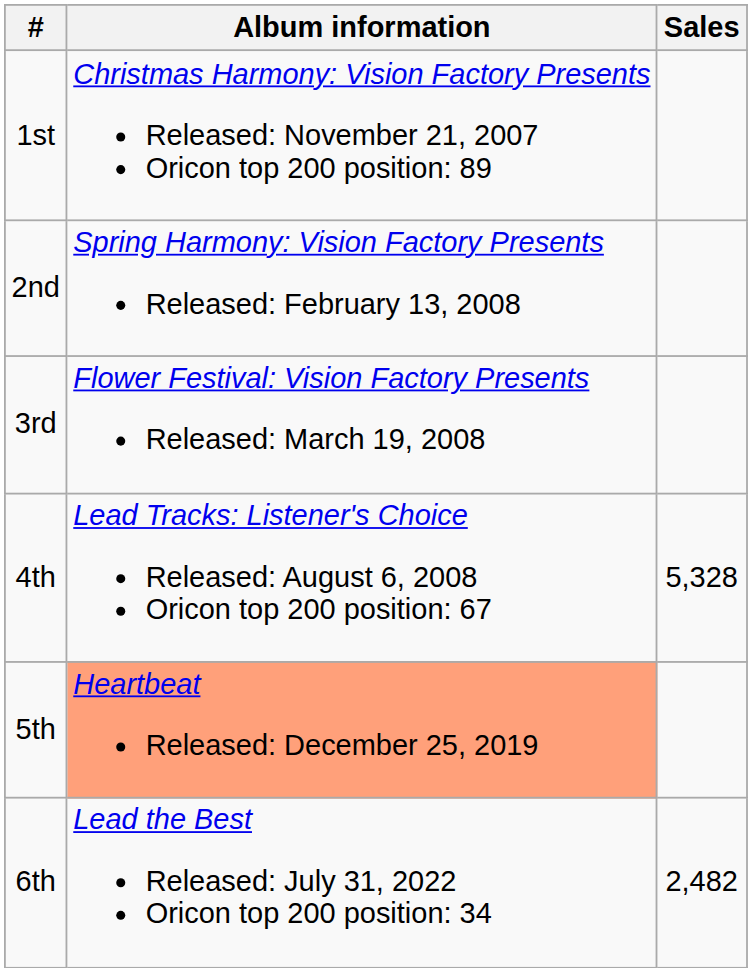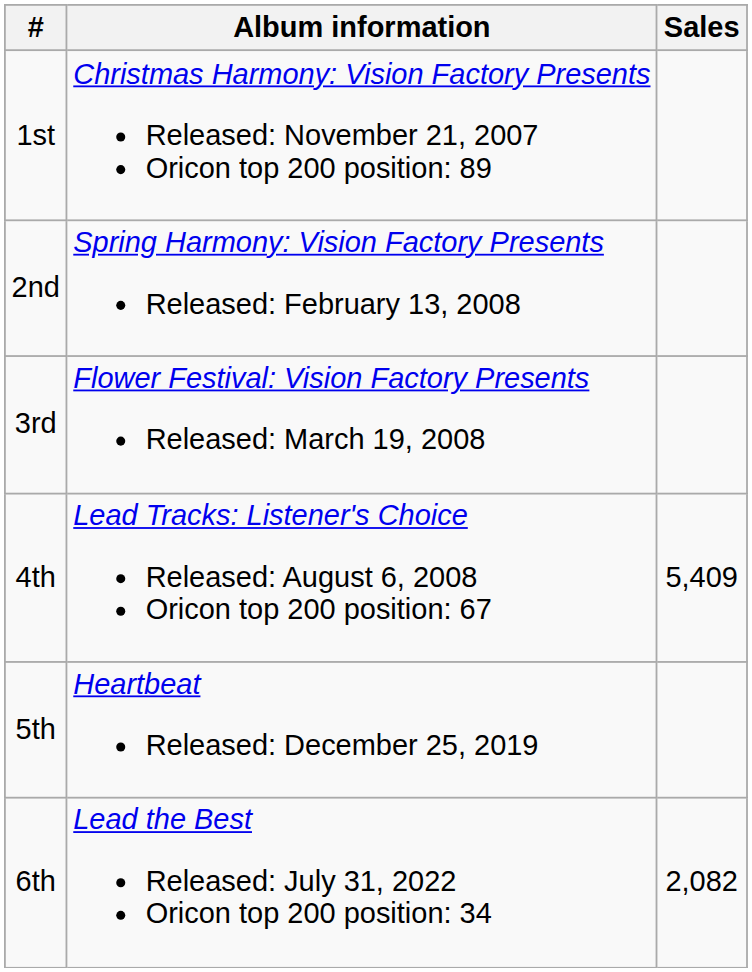(702, 576) 5,328 -> (702, 576) 5,409
(362, 715) lightsalmon background -> (362, 715) no background
(702, 882) 2,482 -> (702, 882) 2,082
